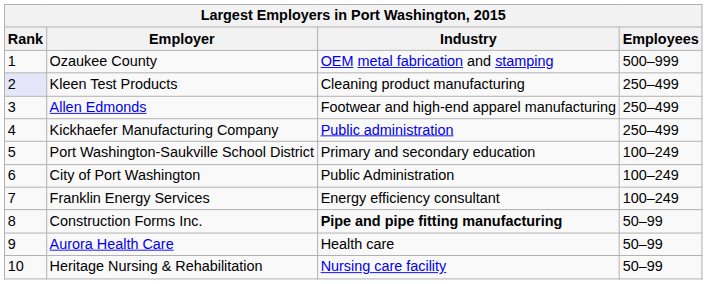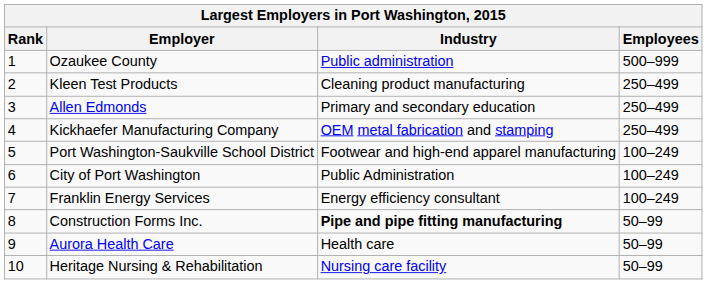(437, 61) OEM metal fabrication and stamping -> (387, 61) Public administration
(12, 84) lavender background -> (12, 84) no background
(468, 107) Footwear and high-end apparel manufacturing -> (428, 107) Primary and secondary education
(387, 130) Public administration -> (437, 130) OEM metal fabrication and stamping
(428, 152) Primary and secondary education -> (468, 152) Footwear and high-end apparel manufacturing
